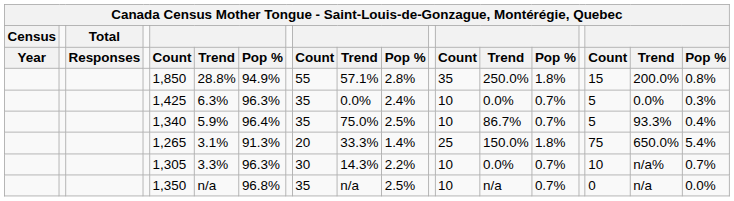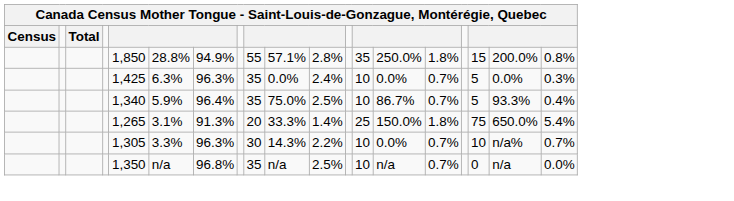- row: (32, 57)
